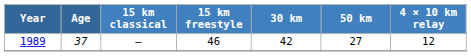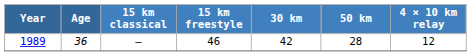(81, 43) 37 -> (81, 43) 36
(356, 43) 27 -> (356, 43) 28
